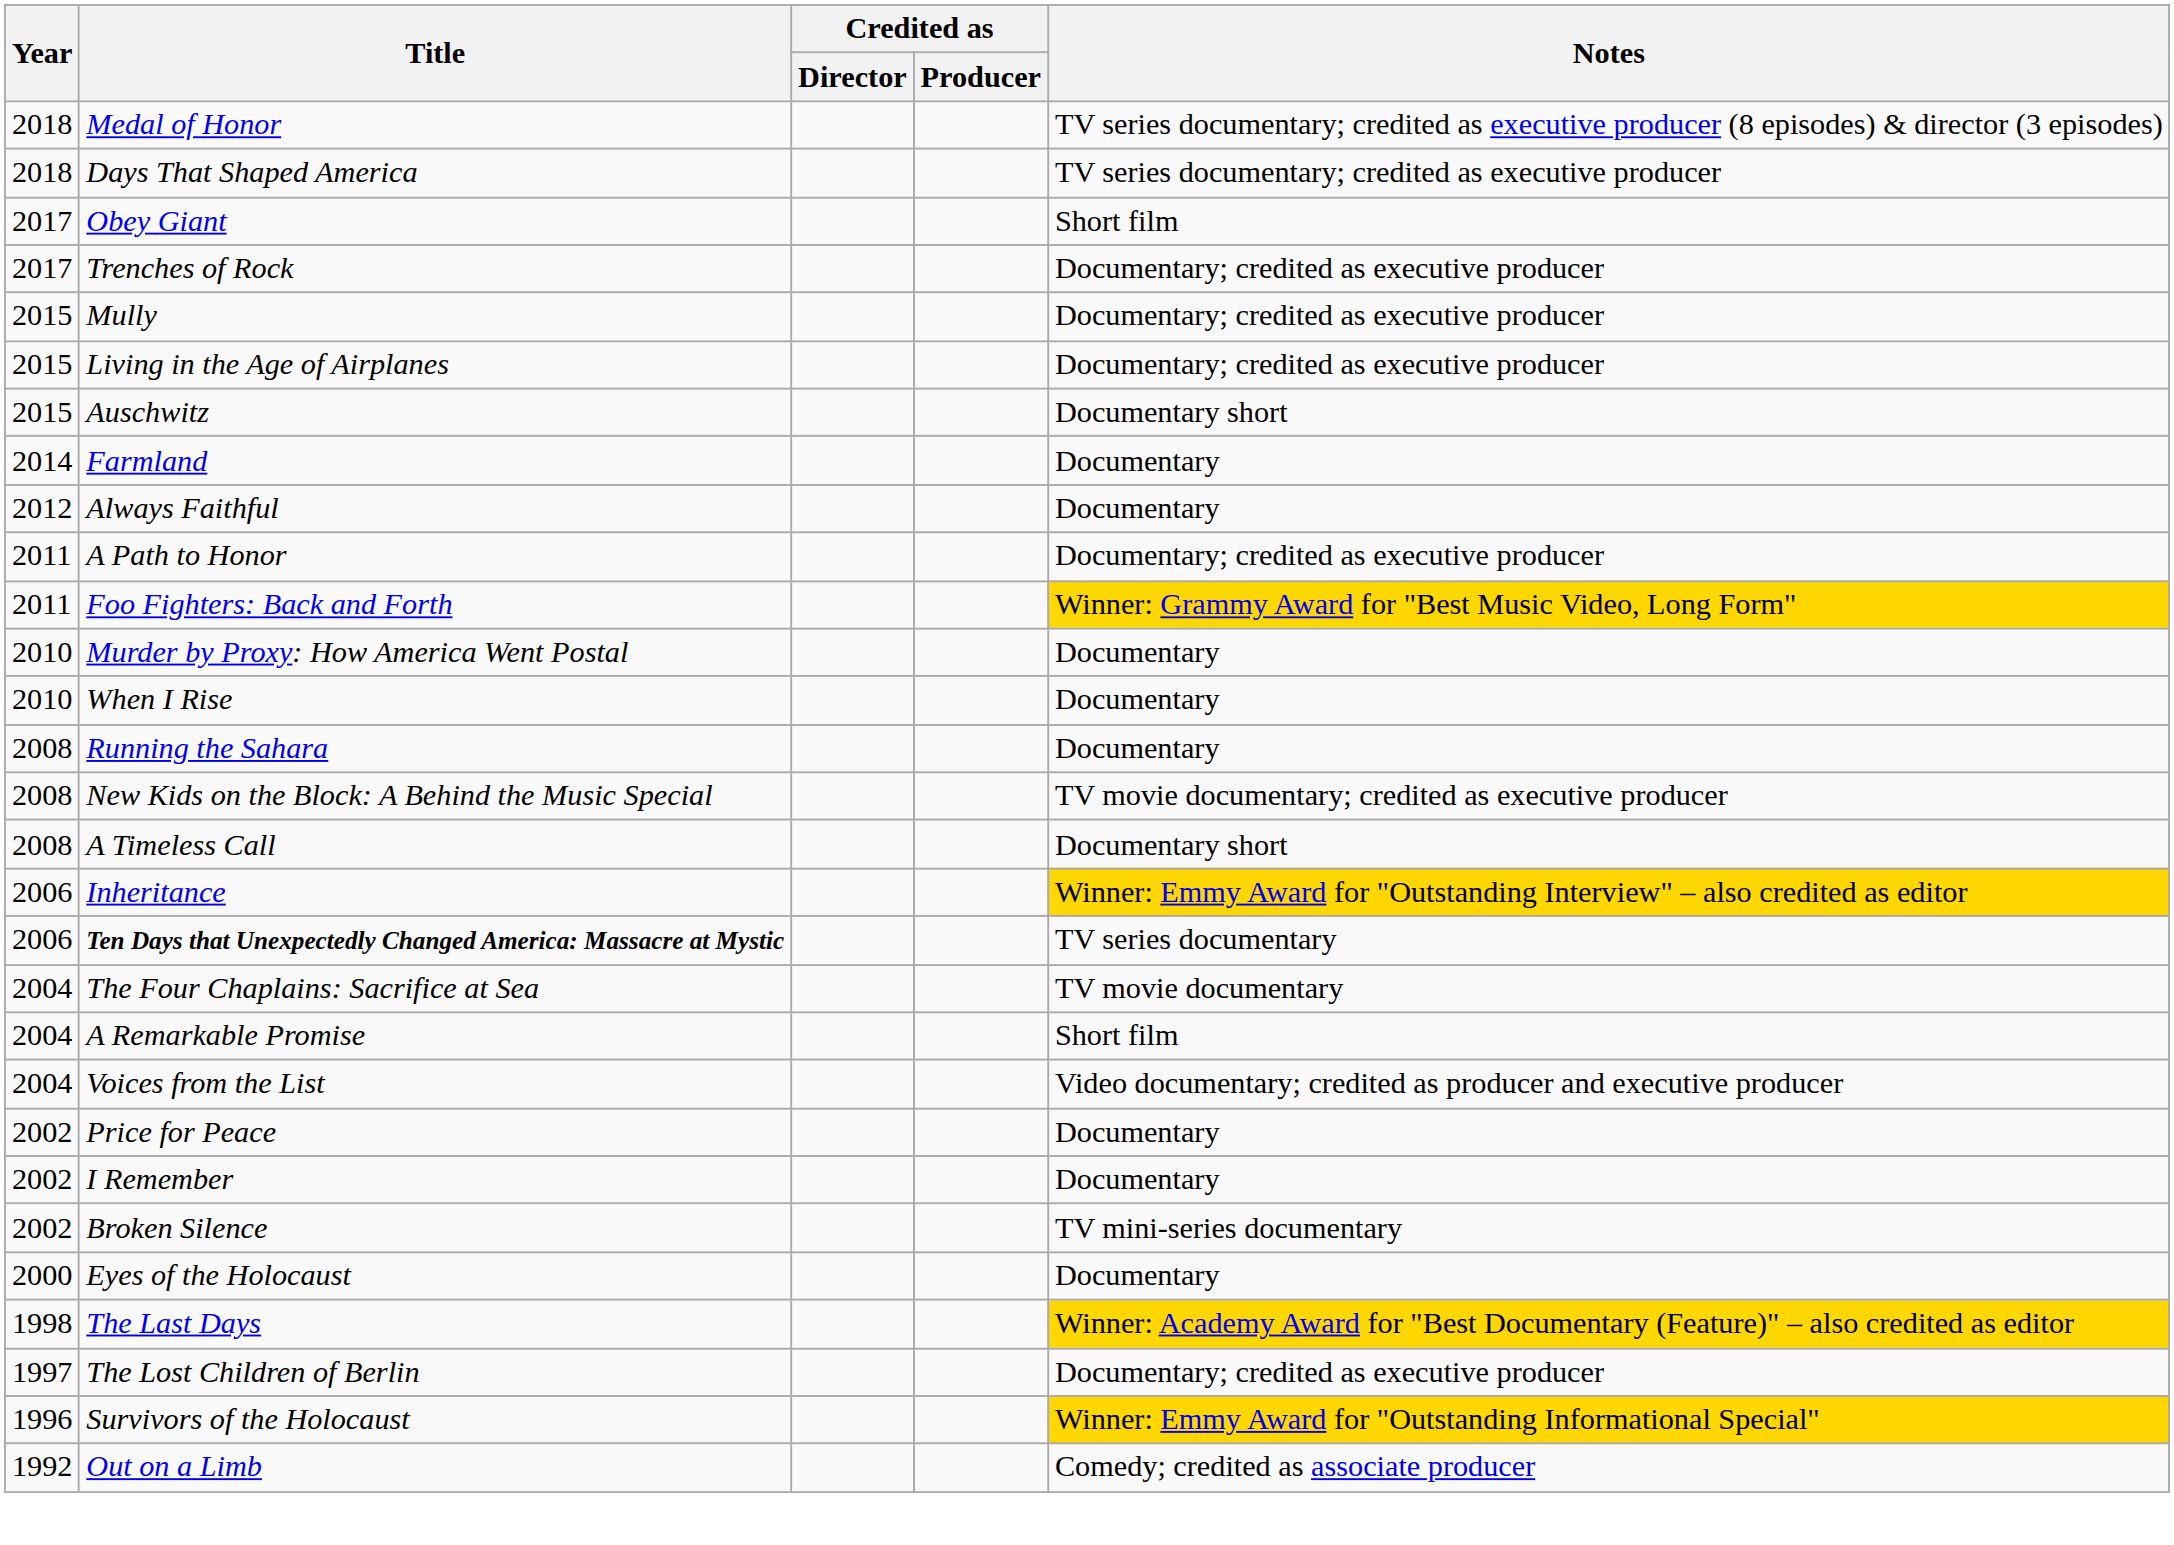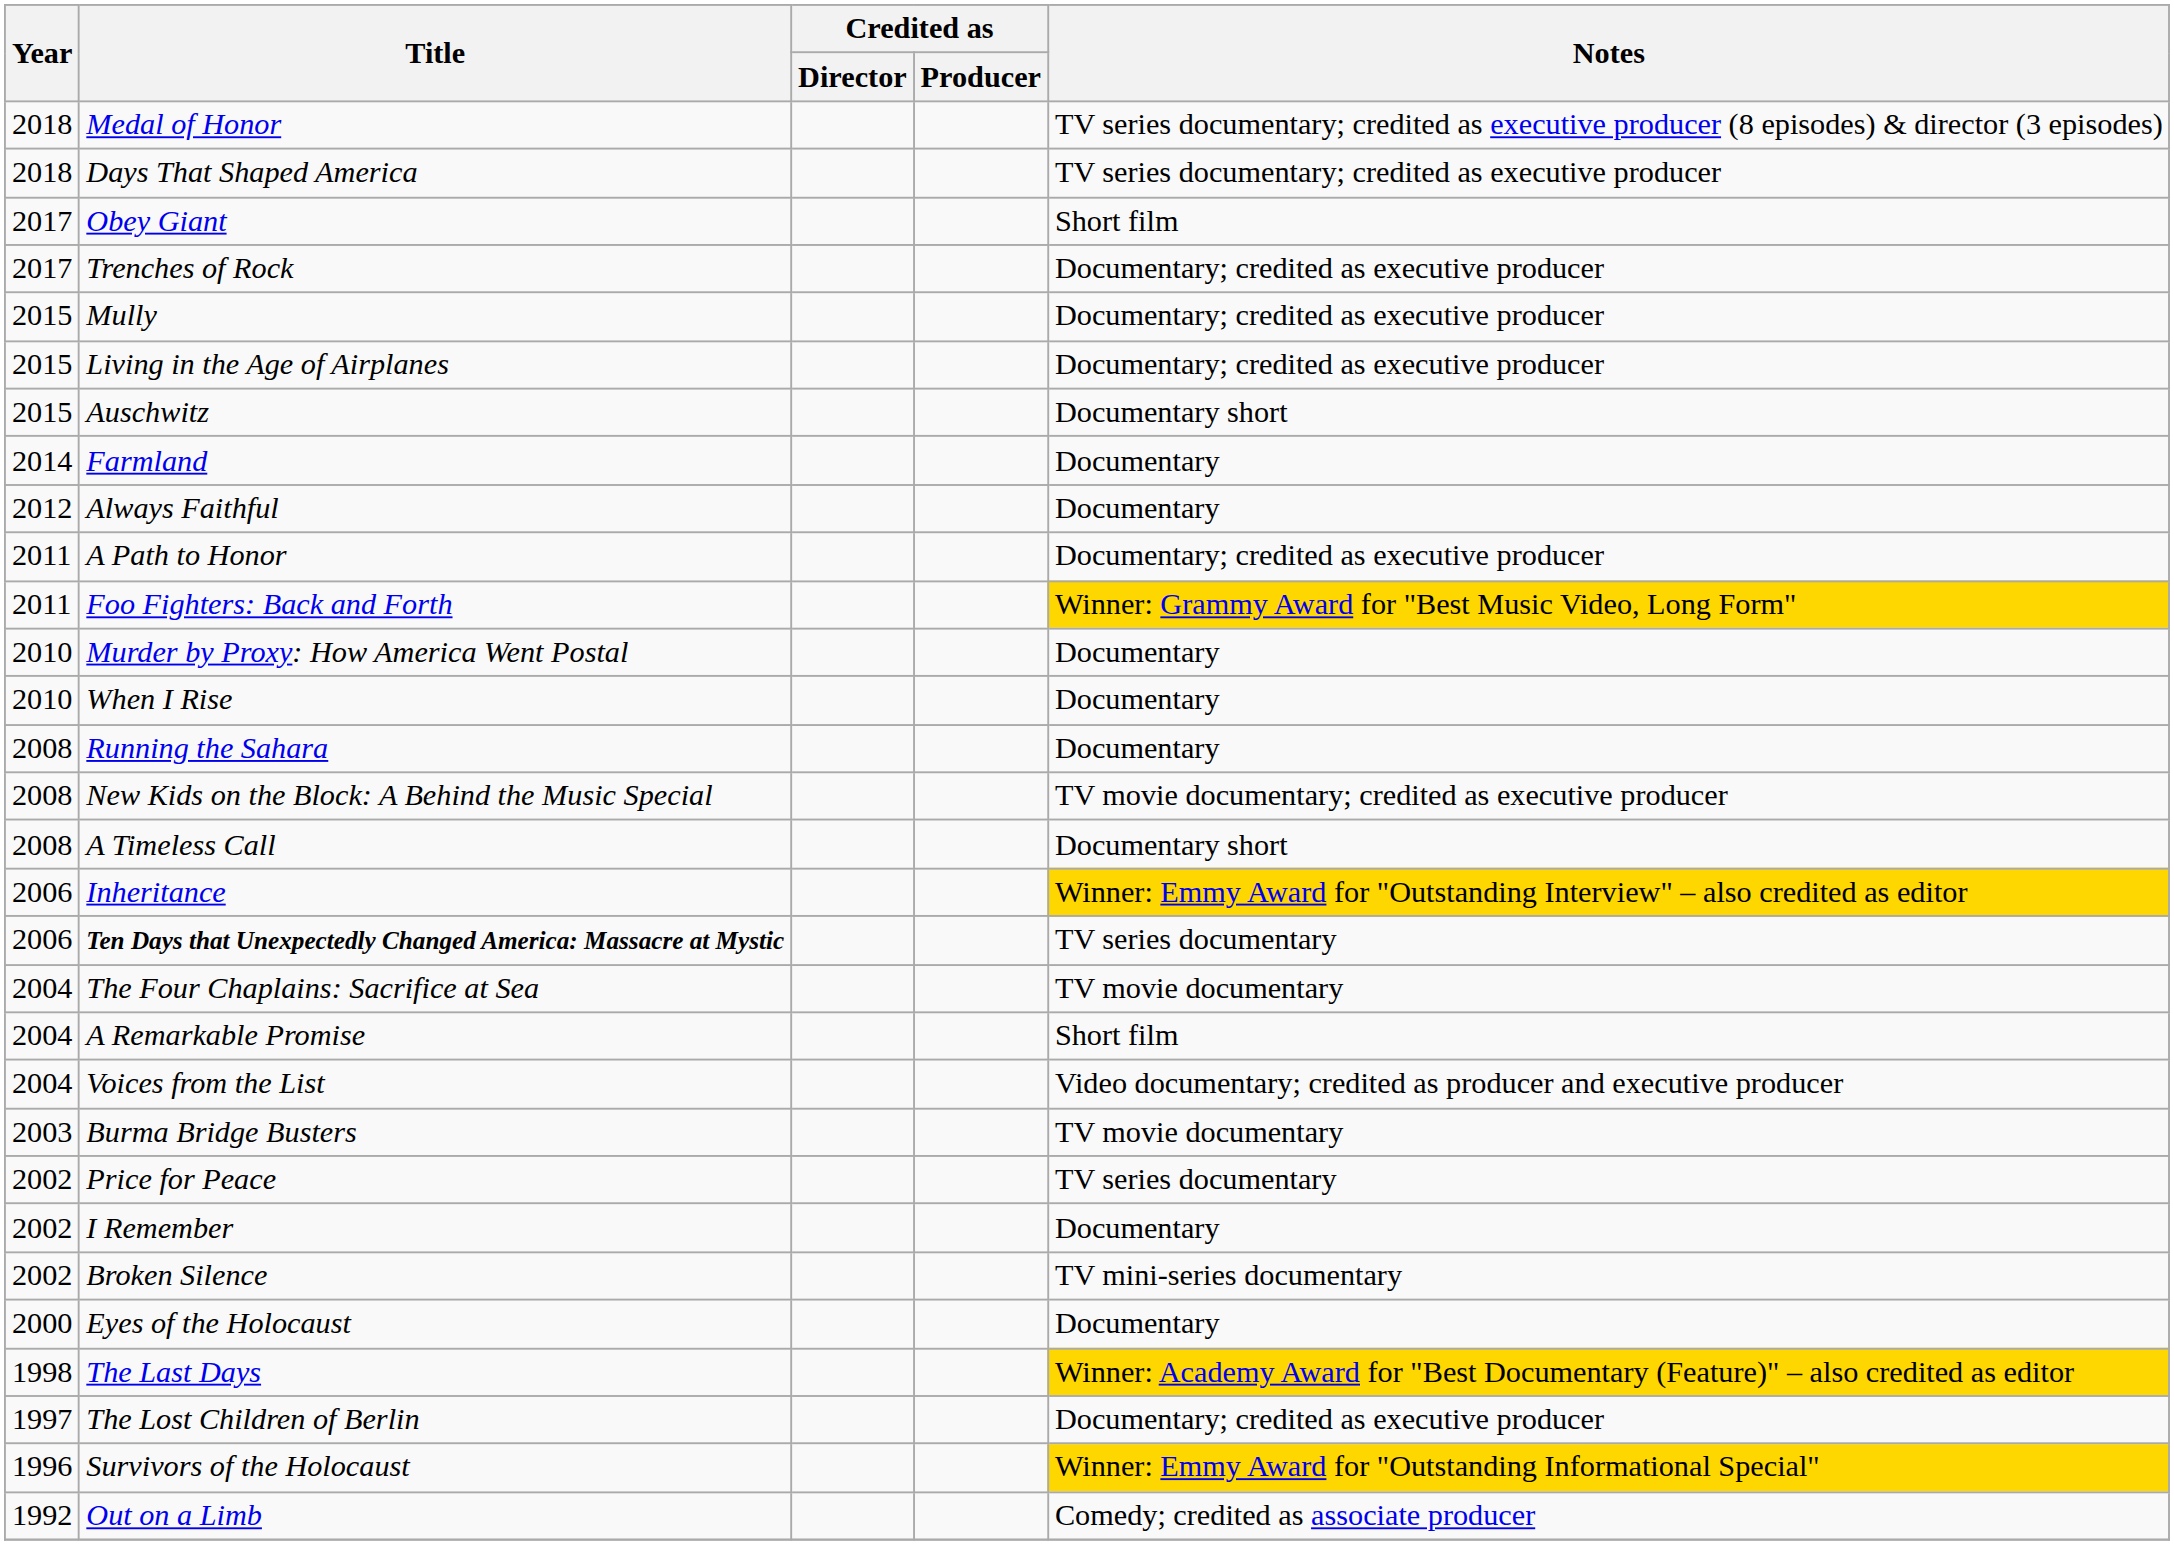+ row: (222, 1131)
(1137, 1131) Documentary -> (1196, 1179) TV series documentary
